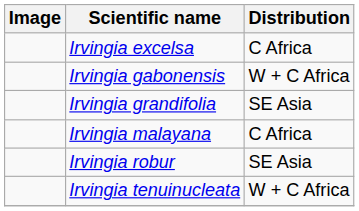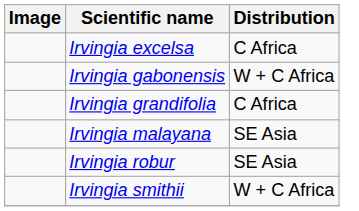(280, 104) SE Asia -> (265, 104) C Africa
(280, 133) C Africa -> (265, 133) SE Asia
+ row: (127, 190)
- row: (155, 190)
